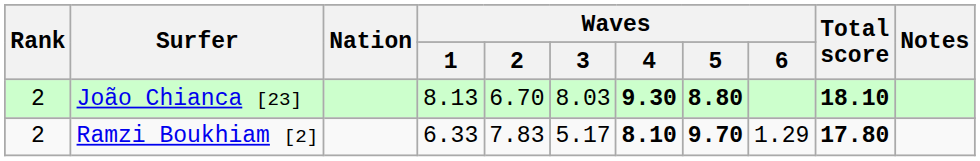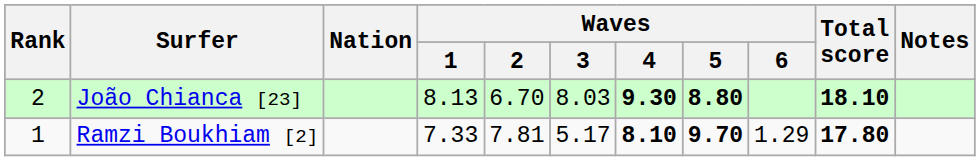(38, 136) 2 -> (38, 136) 1
(451, 136) 6.33 -> (451, 136) 7.33
(517, 136) 7.83 -> (517, 136) 7.81
